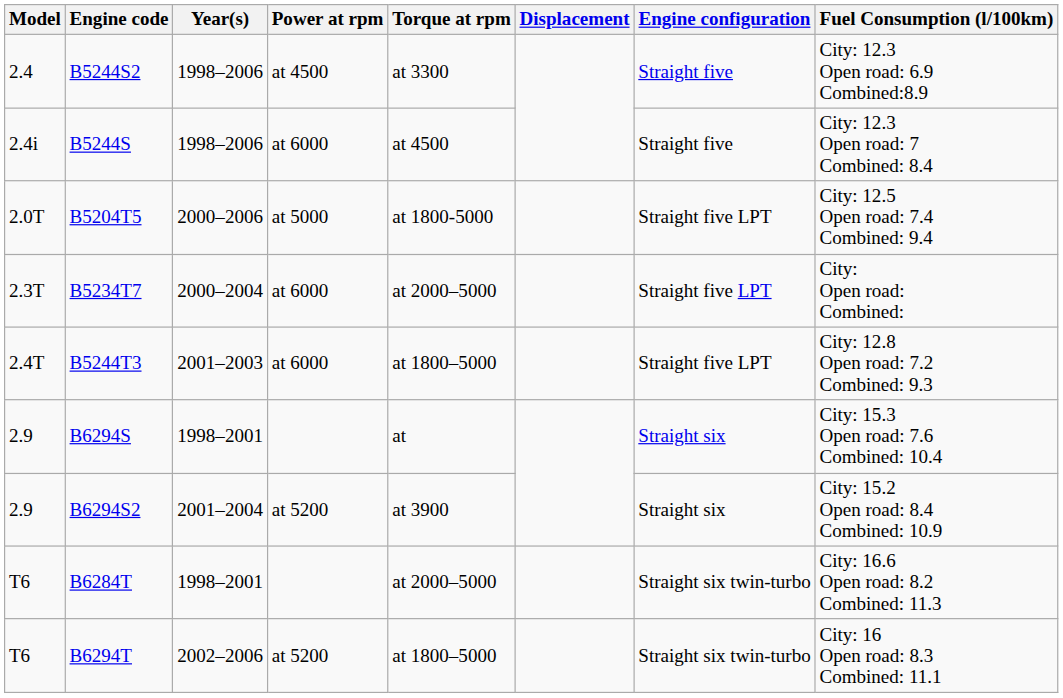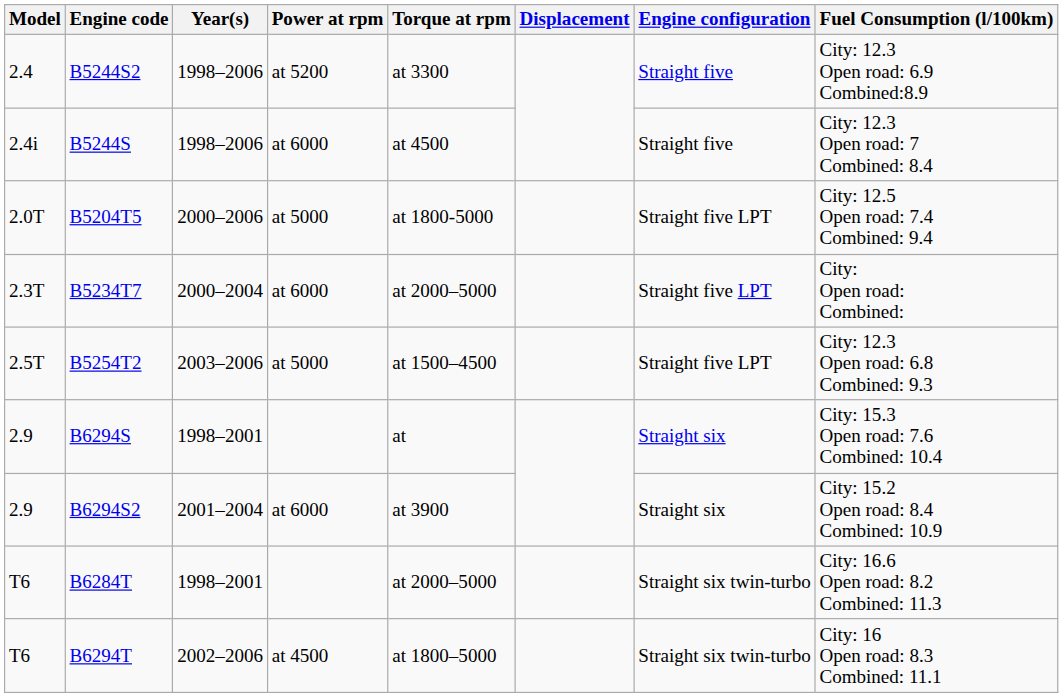(300, 71) at 4500 -> (300, 71) at 5200
- row: (106, 363)
+ row: (106, 363)
(300, 509) at 5200 -> (300, 509) at 6000
(300, 655) at 5200 -> (300, 655) at 4500
